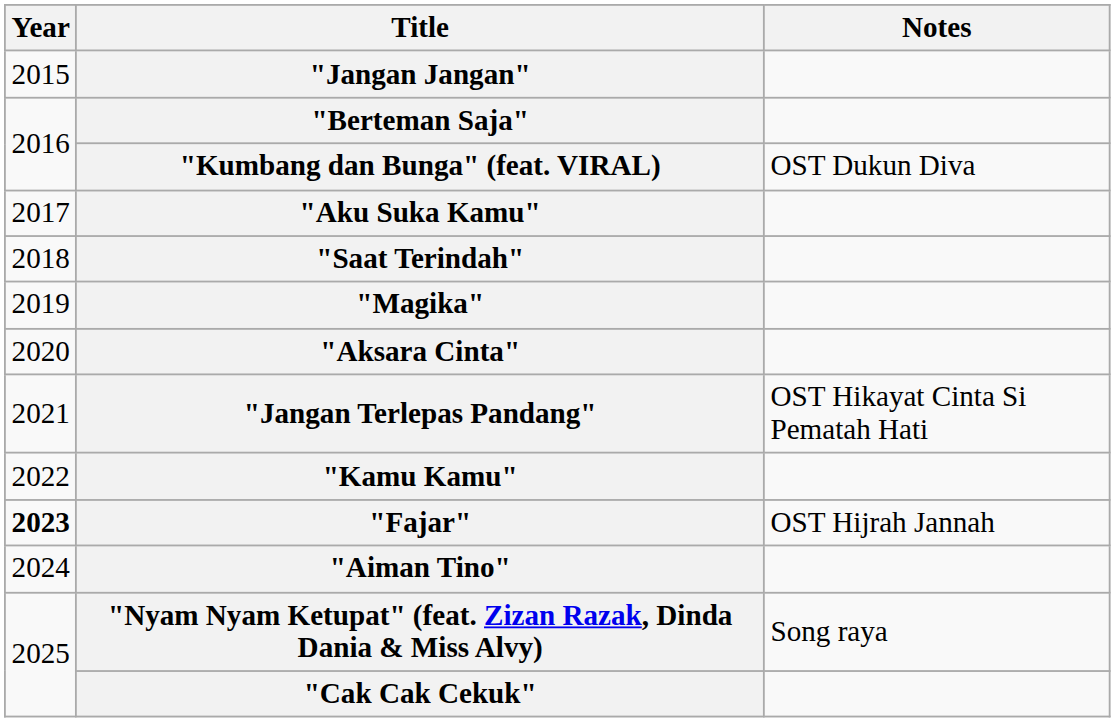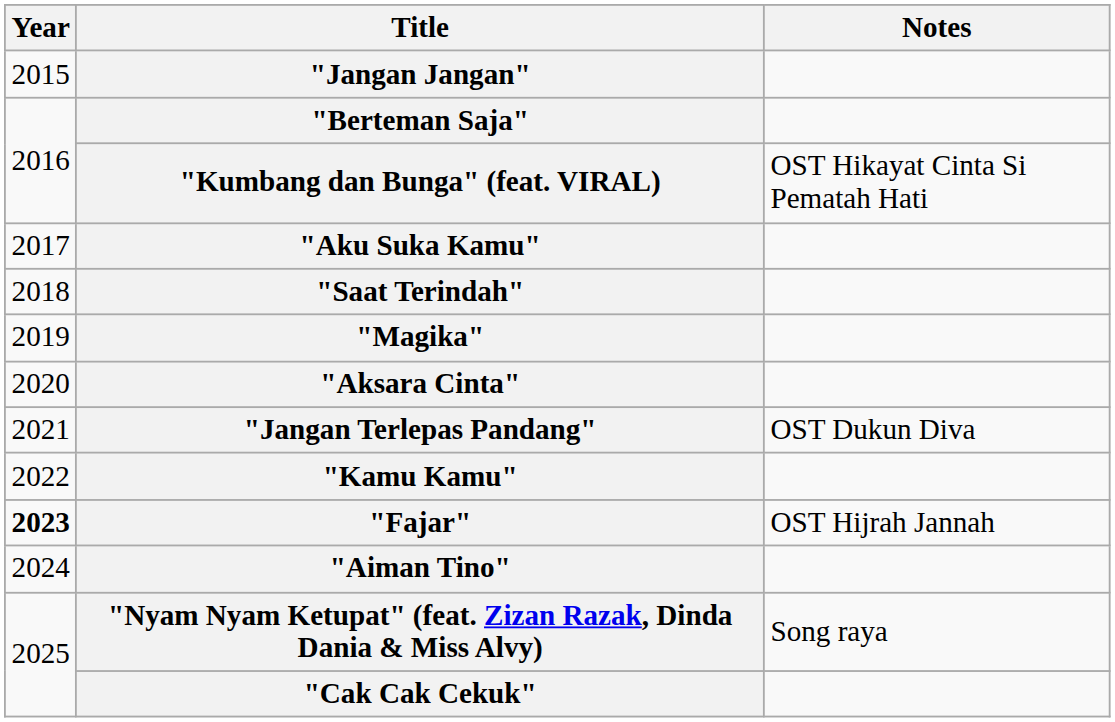(873, 166) OST Dukun Diva -> (898, 182) OST Hikayat Cinta Si Pematah Hati
(898, 413) OST Hikayat Cinta Si Pematah Hati -> (873, 429) OST Dukun Diva
